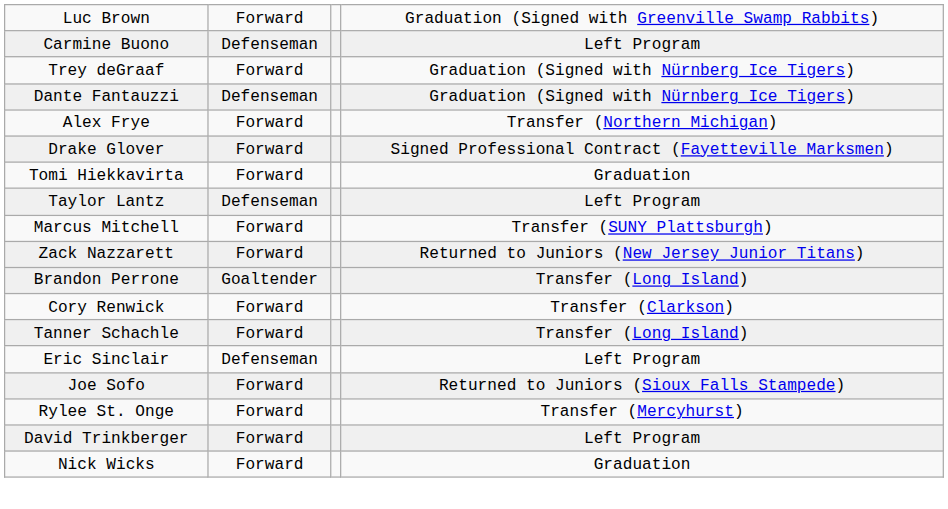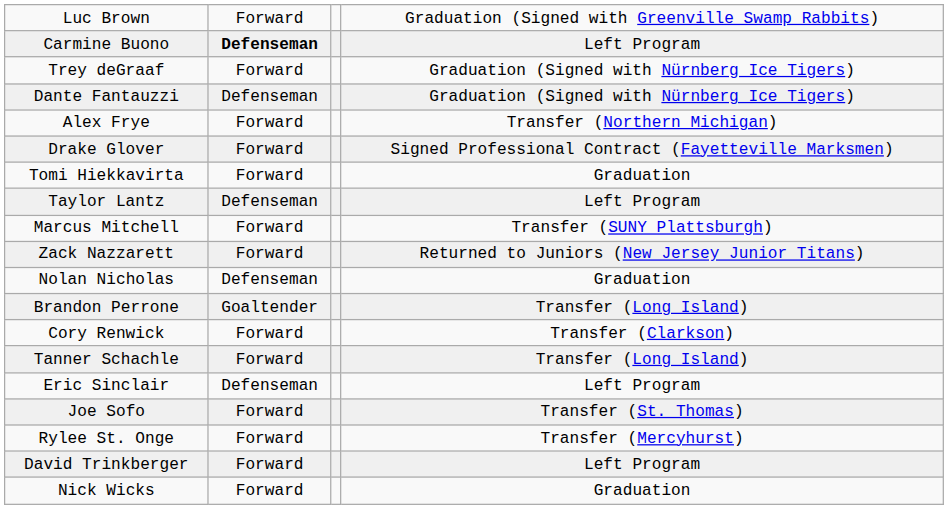(270, 44) normal -> (270, 44) bold
+ row: (106, 280)
(642, 386) Returned to Juniors (Sioux Falls Stampede) -> (642, 412) Transfer (St. Thomas)
